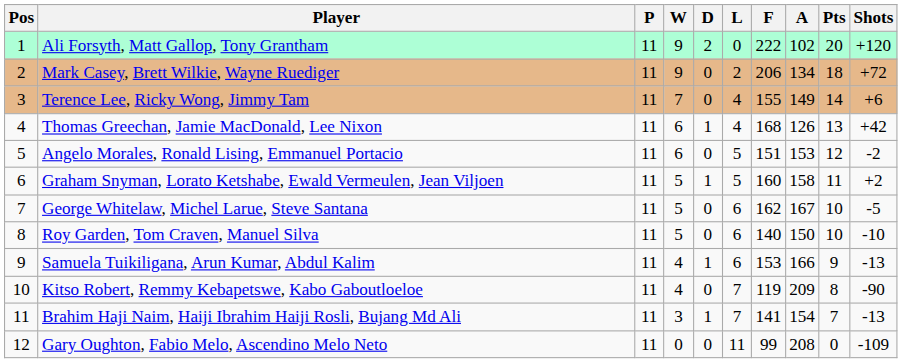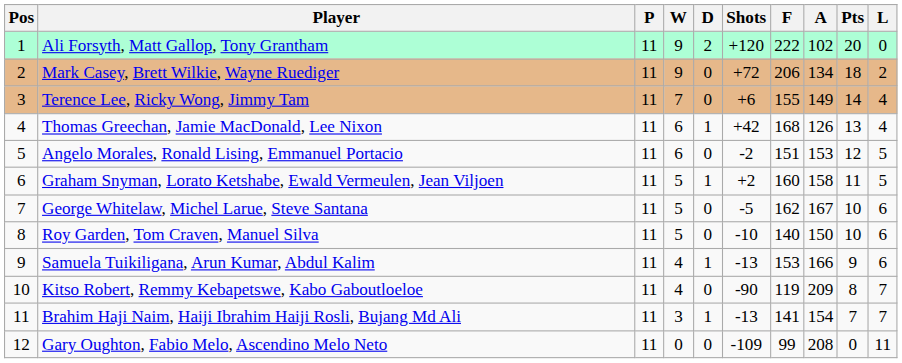columns swapped: (737, 18) <-> (873, 18)
